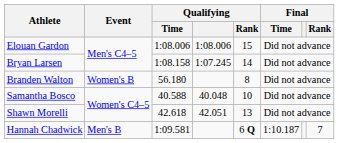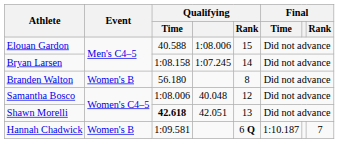(172, 46) 1:08.006 -> (172, 46) 40.588
(172, 96) 40.588 -> (172, 96) 1:08.006
(247, 96) 10 -> (247, 96) 12
(172, 113) normal -> (172, 113) bold
(104, 130) Men's B -> (111, 130) Women's B
